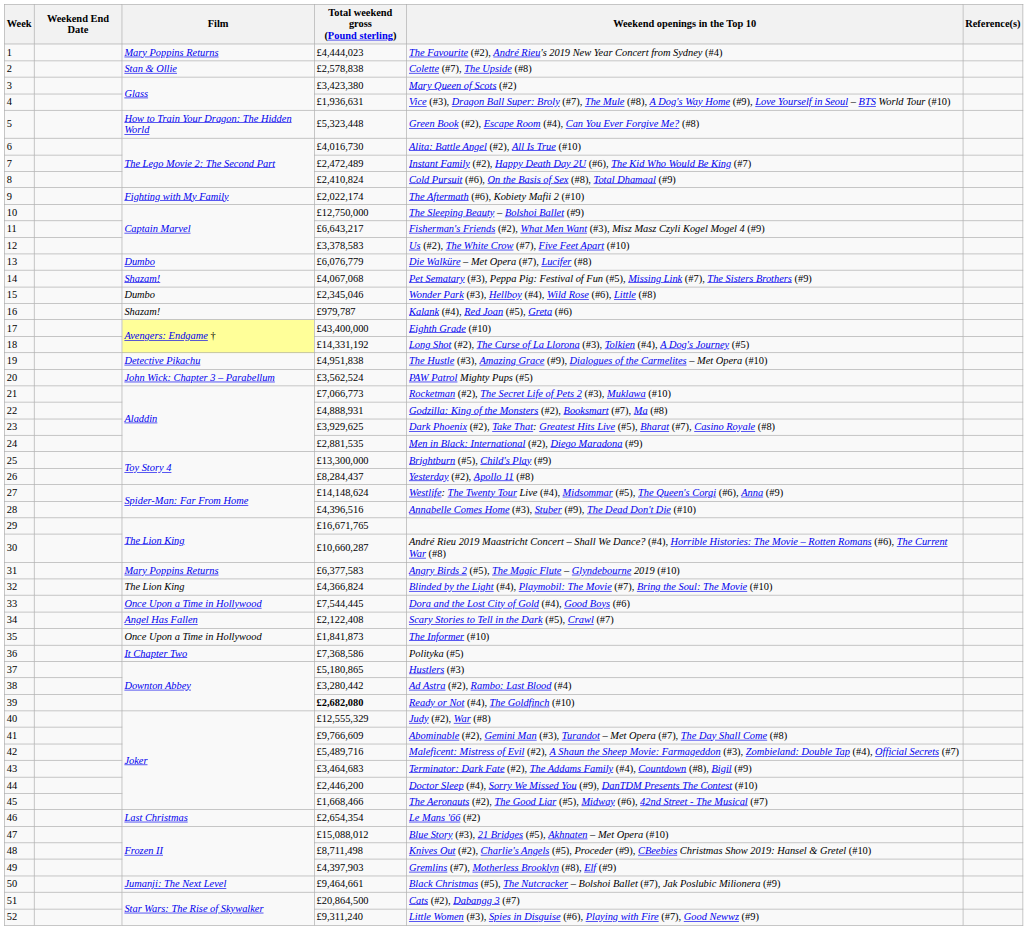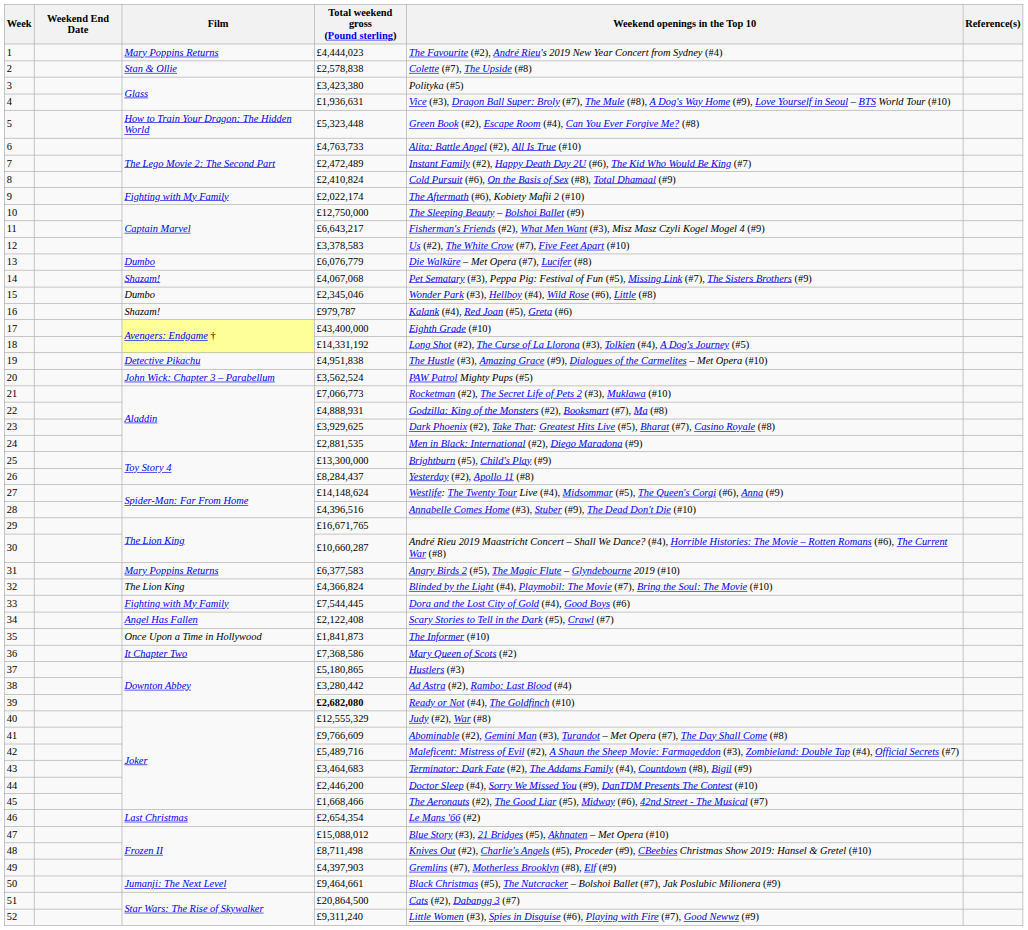(463, 85) Mary Queen of Scots (#2) -> (436, 85) Polityka (#5)
(340, 146) £4,016,730 -> (340, 146) £4,763,733
(193, 603) Once Upon a Time in Hollywood -> (177, 603) Fighting with My Family
(436, 653) Polityka (#5) -> (463, 653) Mary Queen of Scots (#2)
